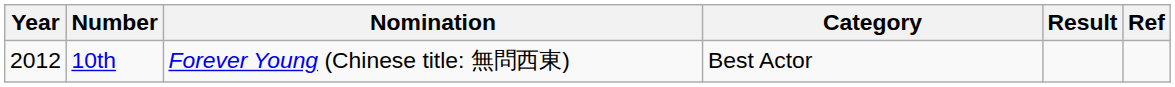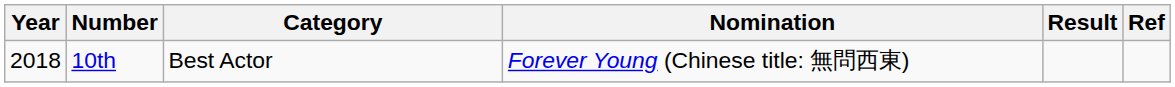columns swapped: (873, 22) <-> (433, 22)
(35, 61) 2012 -> (35, 61) 2018
